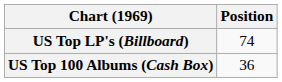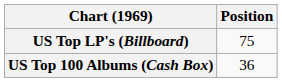(247, 41) 74 -> (247, 41) 75
